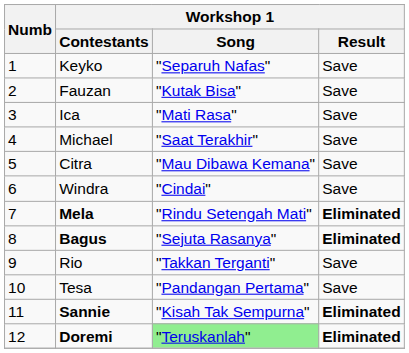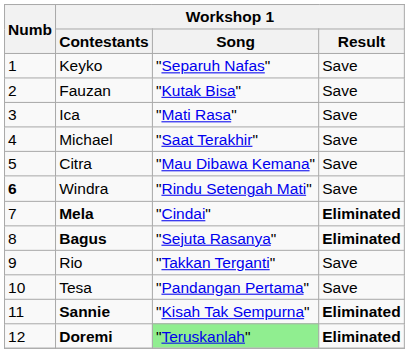(12, 189) normal -> (12, 189) bold
(183, 189) "Cindai" -> (234, 189) "Rindu Setengah Mati"
(234, 213) "Rindu Setengah Mati" -> (183, 213) "Cindai"
